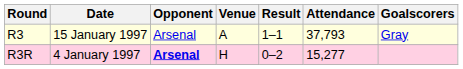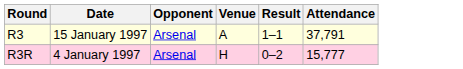- column: (418, 14)
(326, 34) 37,793 -> (326, 34) 37,791
(176, 54) bold -> (175, 54) normal
(326, 54) 15,277 -> (326, 54) 15,777
